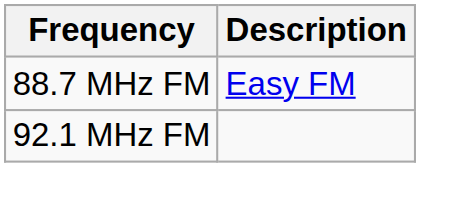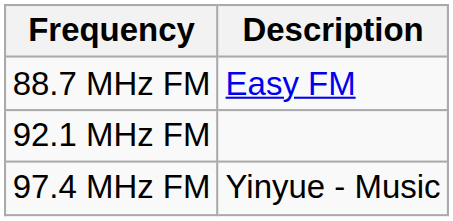+ row: (112, 187)
